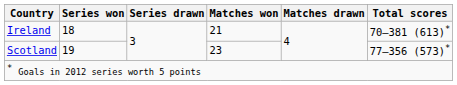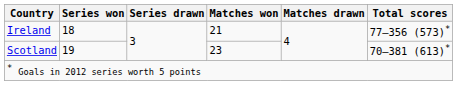(410, 31) 70–381 (613)* -> (410, 31) 77–356 (573)*
(410, 51) 77–356 (573)* -> (410, 51) 70–381 (613)*
